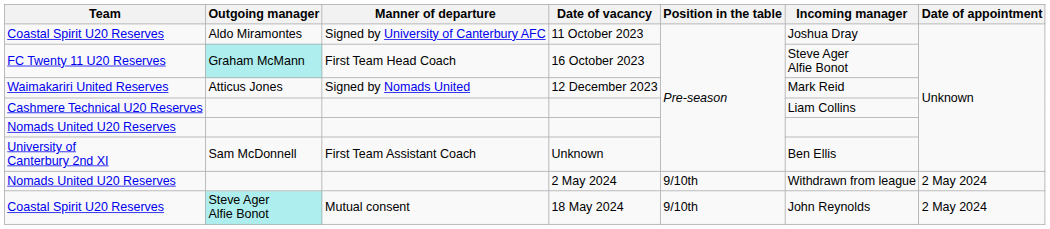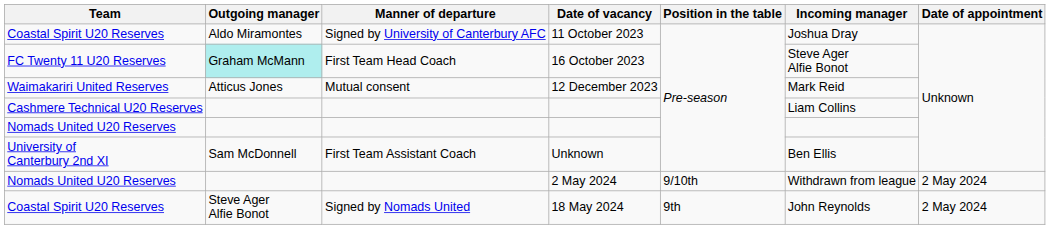(398, 87) Signed by Nomads United -> (367, 87) Mutual consent
(239, 207) paleturquoise background -> (239, 207) no background
(367, 207) Mutual consent -> (398, 207) Signed by Nomads United
(681, 207) 9/10th -> (672, 207) 9th
